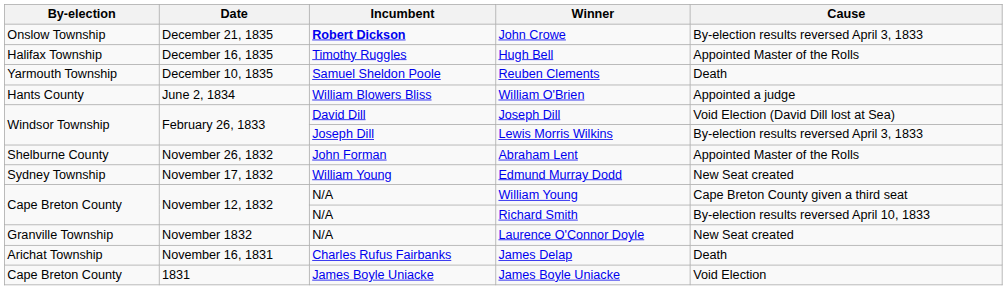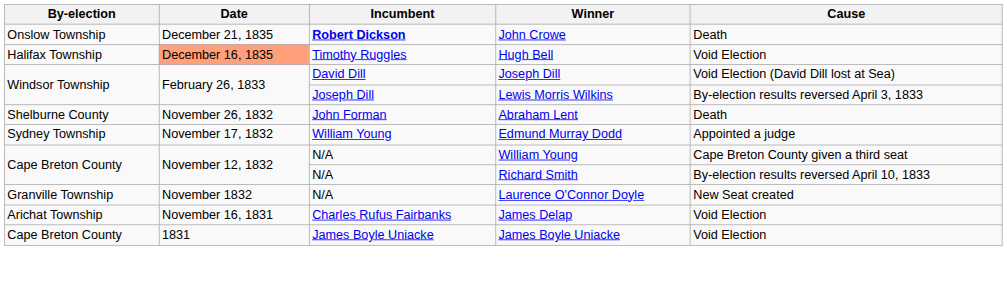(808, 34) By-election results reversed April 3, 1833 -> (710, 34) Death
(218, 54) no background -> (218, 54) lightsalmon background
(776, 54) Appointed Master of the Rolls -> (730, 54) Void Election
- row: (549, 74)
- row: (541, 94)
(776, 154) Appointed Master of the Rolls -> (710, 114) Death
(743, 174) New Seat created -> (744, 134) Appointed a judge
(710, 255) Death -> (730, 214) Void Election
